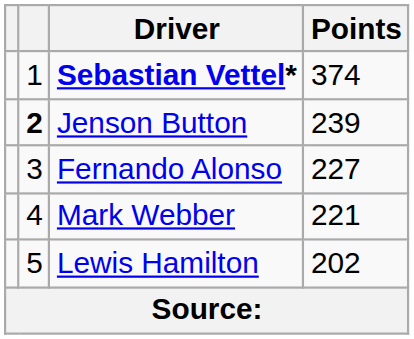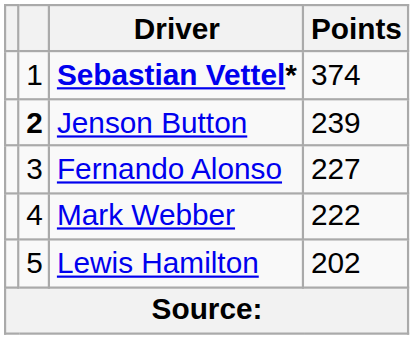(336, 216) 221 -> (336, 216) 222
